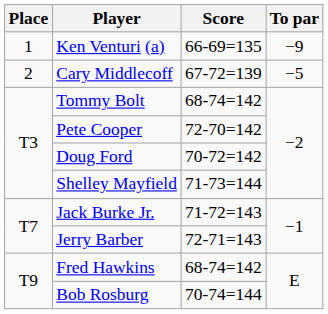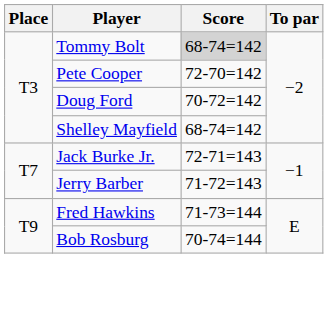- row: (110, 45)
- row: (115, 73)
(223, 101) no background -> (223, 45) lightgrey background
(223, 184) 71-73=144 -> (223, 128) 68-74=142
(223, 211) 71-72=143 -> (223, 156) 72-71=143
(223, 239) 72-71=143 -> (223, 184) 71-72=143
(223, 267) 68-74=142 -> (223, 211) 71-73=144
